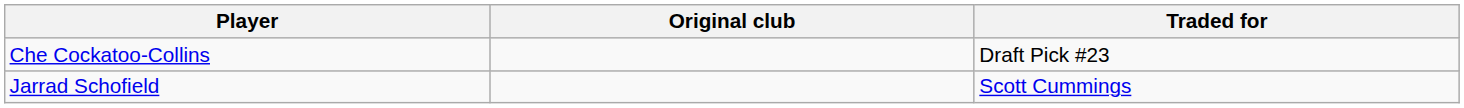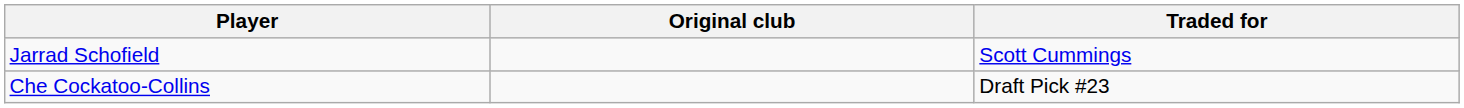rows swapped: (110, 54) <-> (84, 87)
